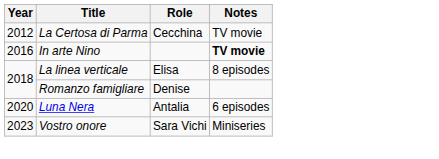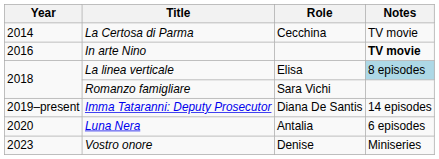(20, 32) 2012 -> (20, 32) 2014
(241, 70) no background -> (397, 70) lightblue background
(171, 88) Denise -> (304, 88) Sara Vichi
+ row: (178, 107)
(180, 126) Sara Vichi -> (295, 145) Denise
